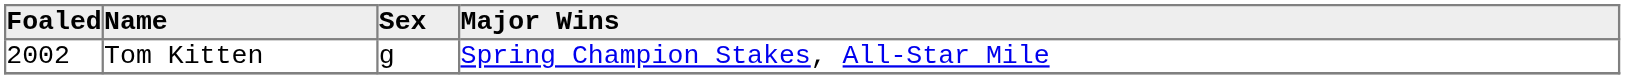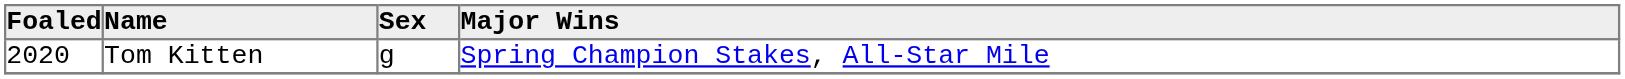(38, 56) 2002 -> (38, 56) 2020
